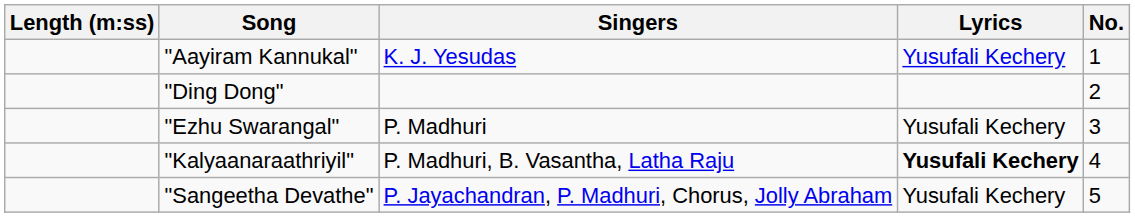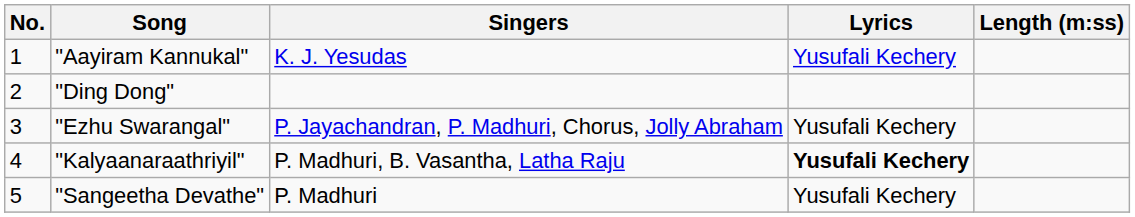columns swapped: (1106, 22) <-> (82, 22)
(435, 126) P. Madhuri -> (529, 126) P. Jayachandran, P. Madhuri, Chorus, Jolly Abraham
(638, 195) P. Jayachandran, P. Madhuri, Chorus, Jolly Abraham -> (326, 195) P. Madhuri
